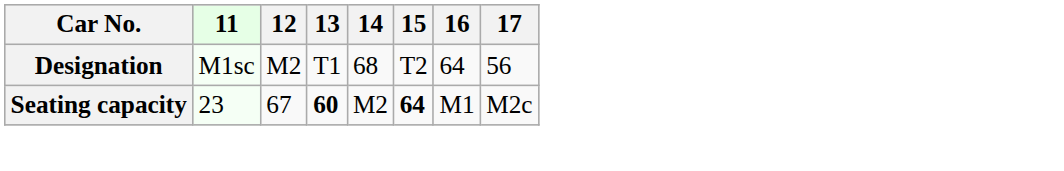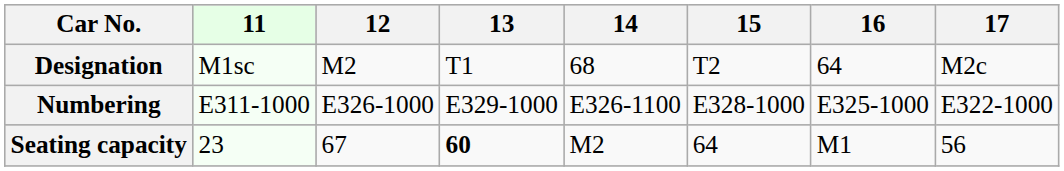(499, 64) 56 -> (964, 64) M2c
+ row: (99, 104)
(412, 104) bold -> (705, 144) normal
(509, 104) M2c -> (953, 144) 56
